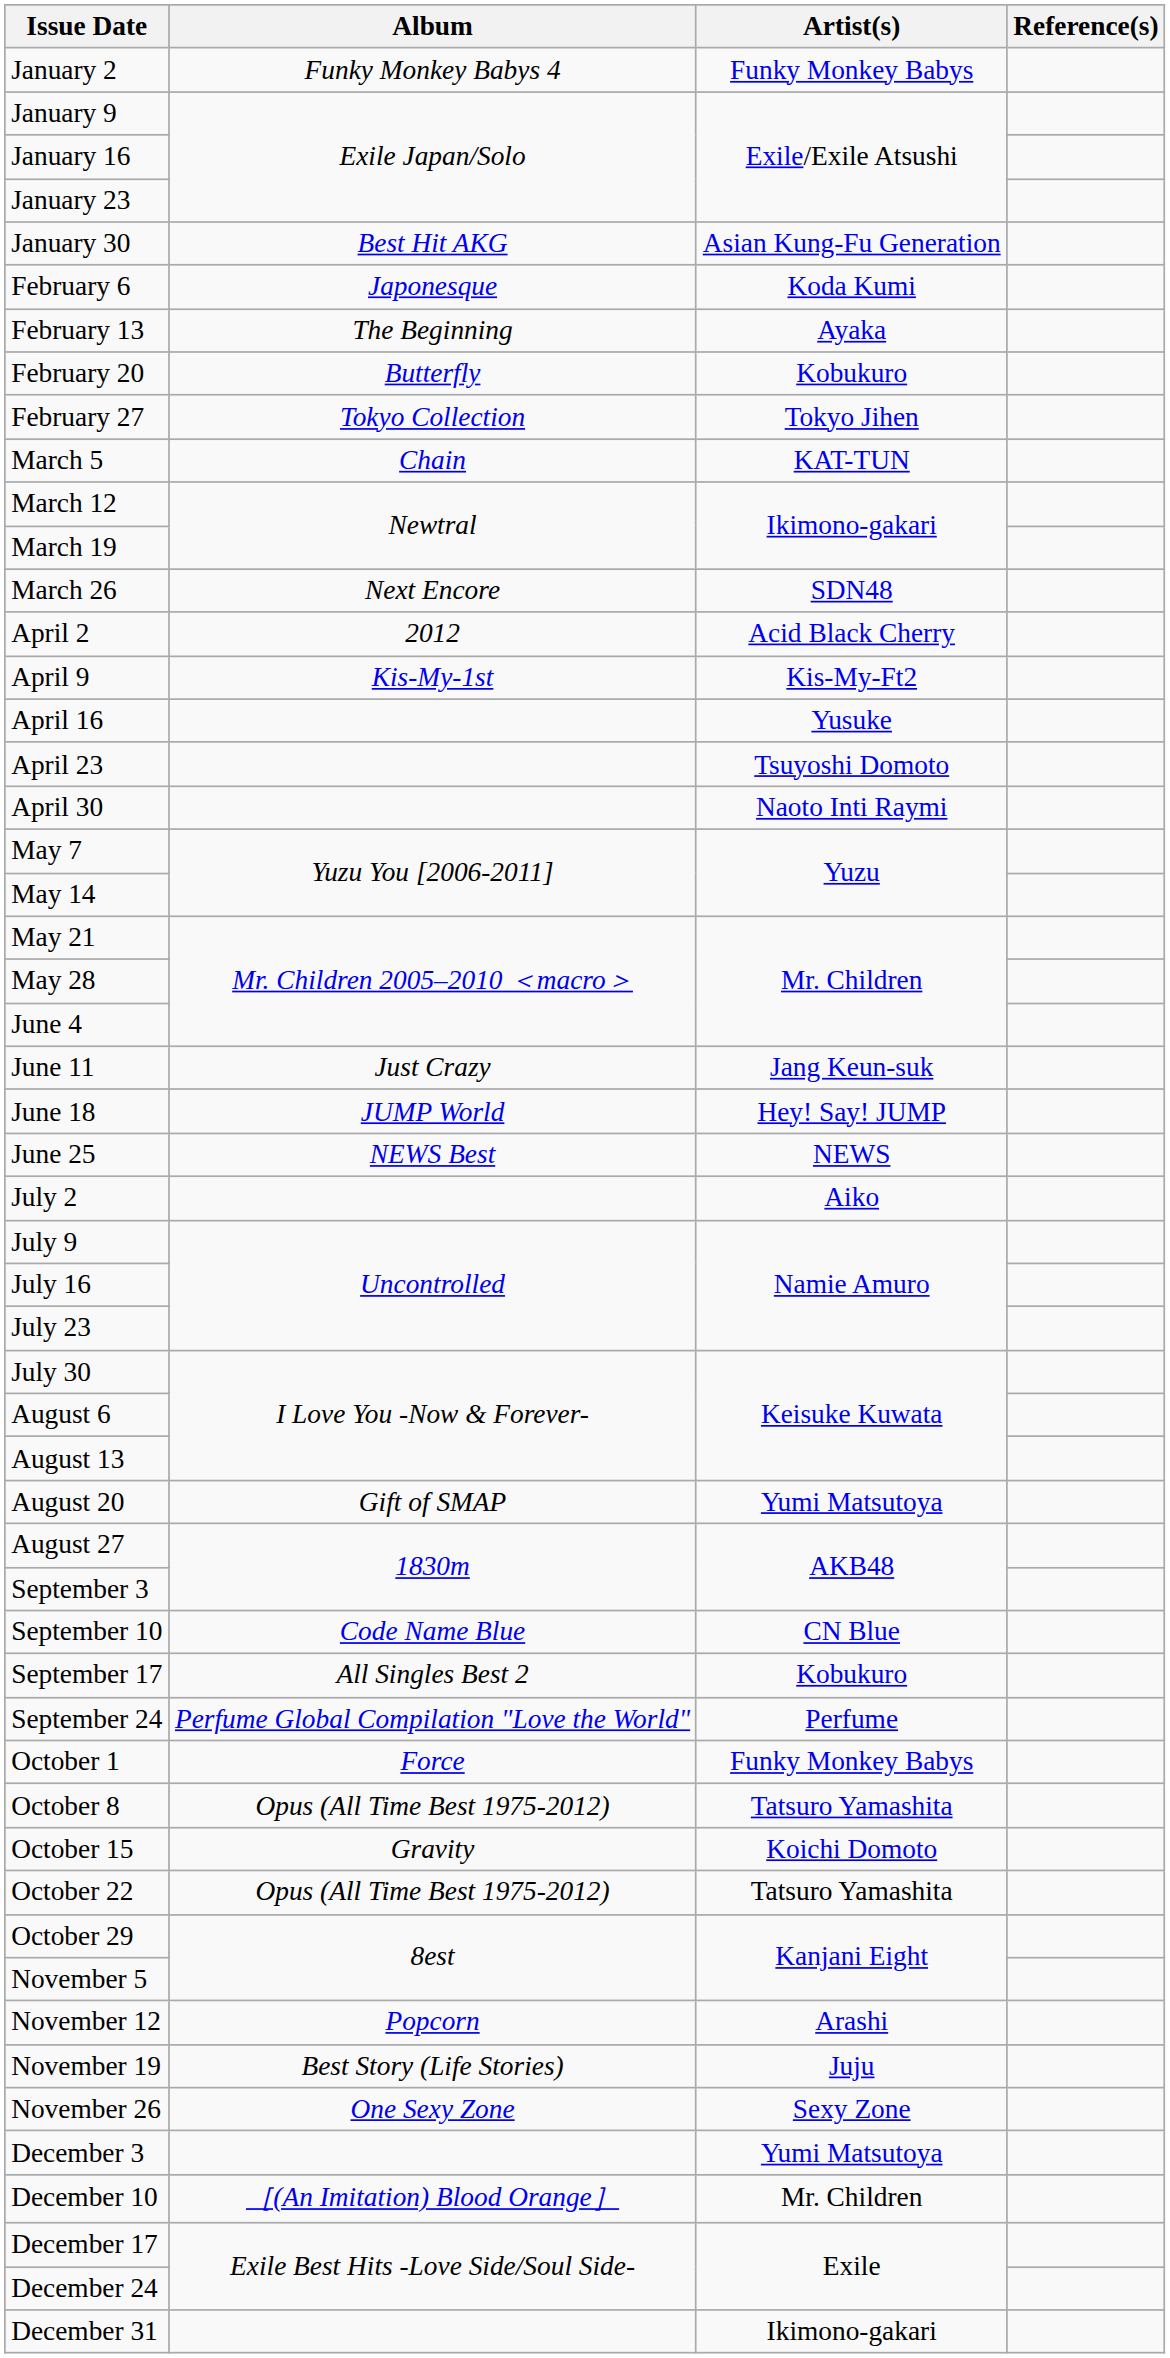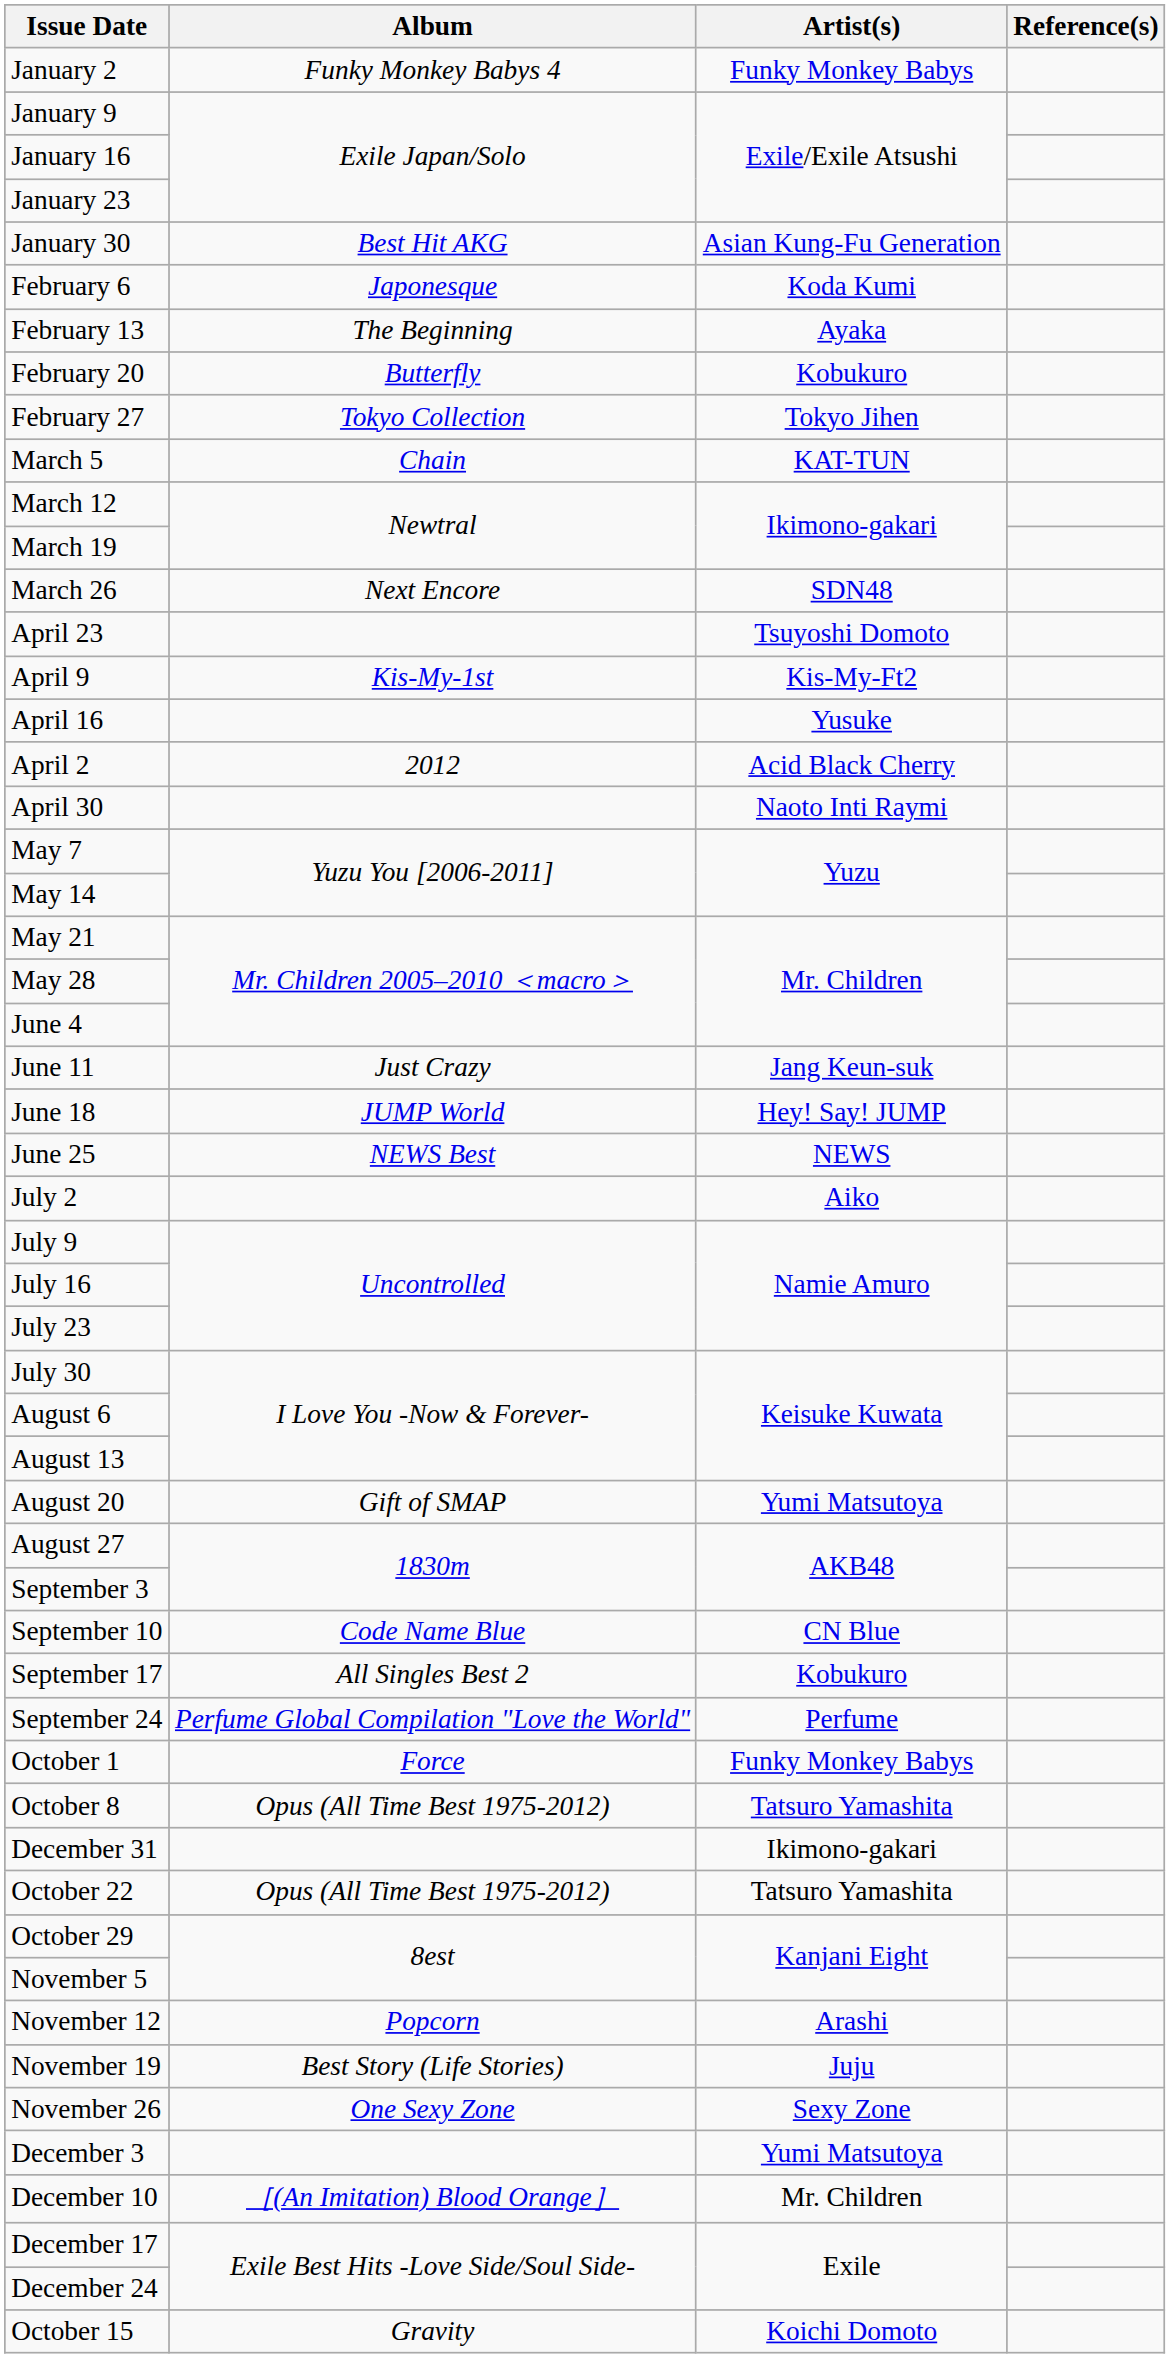rows swapped: (50, 633) <-> (57, 763)
rows swapped: (72, 1848) <-> (84, 2331)
